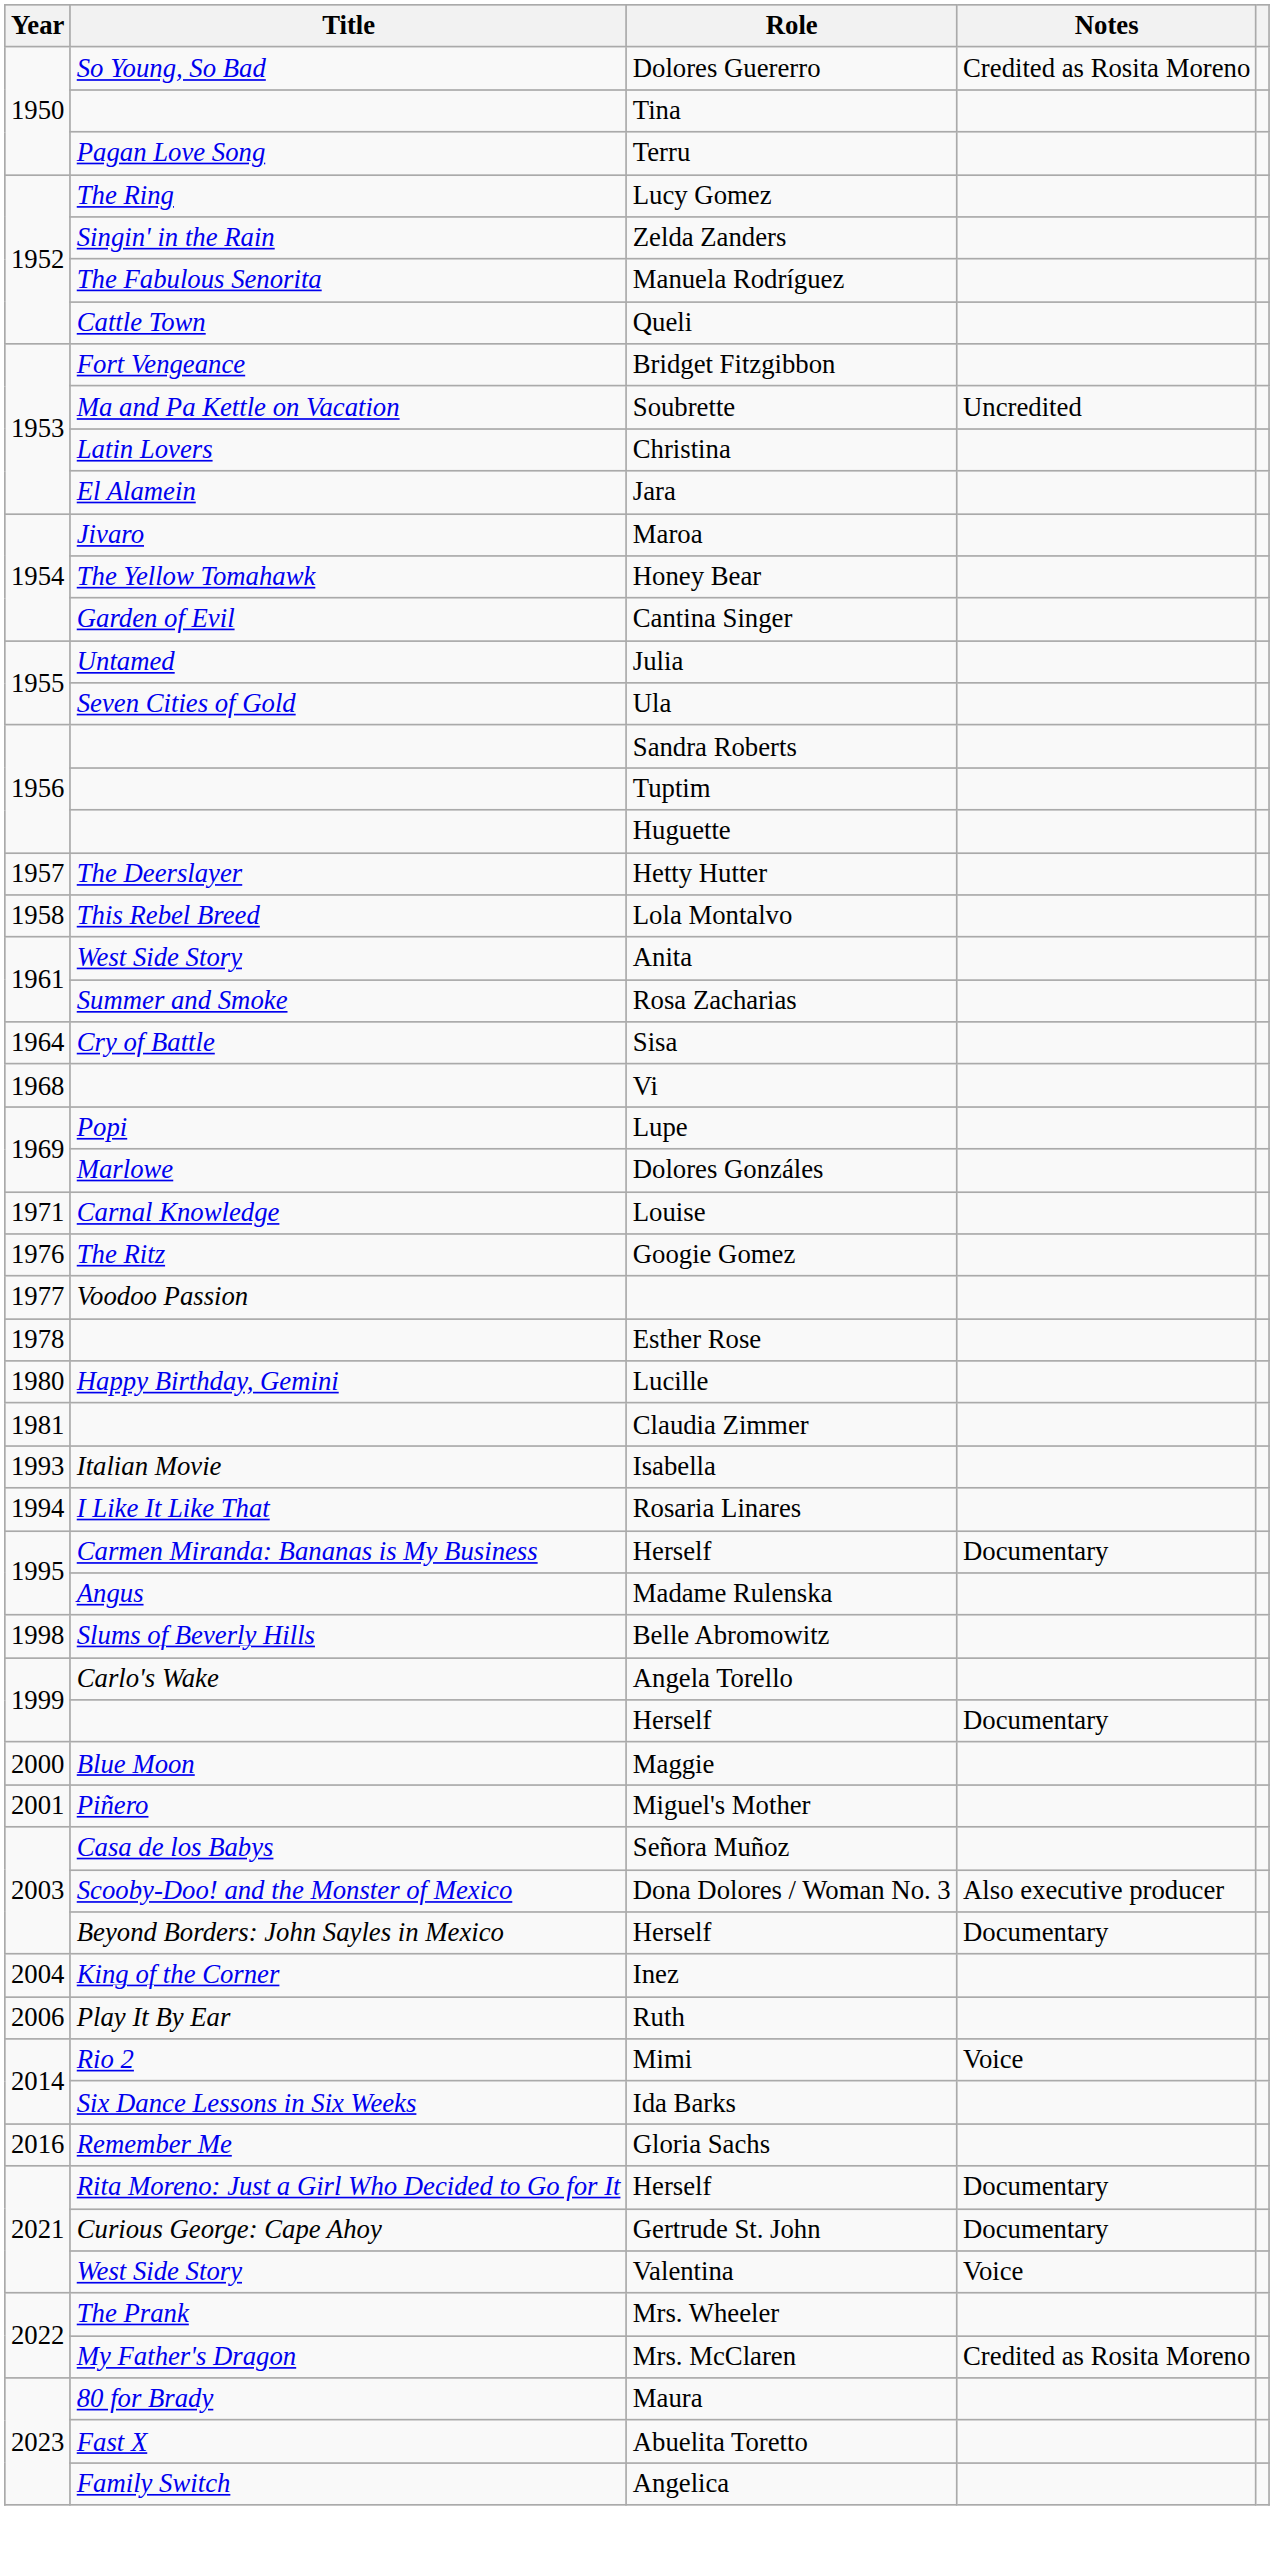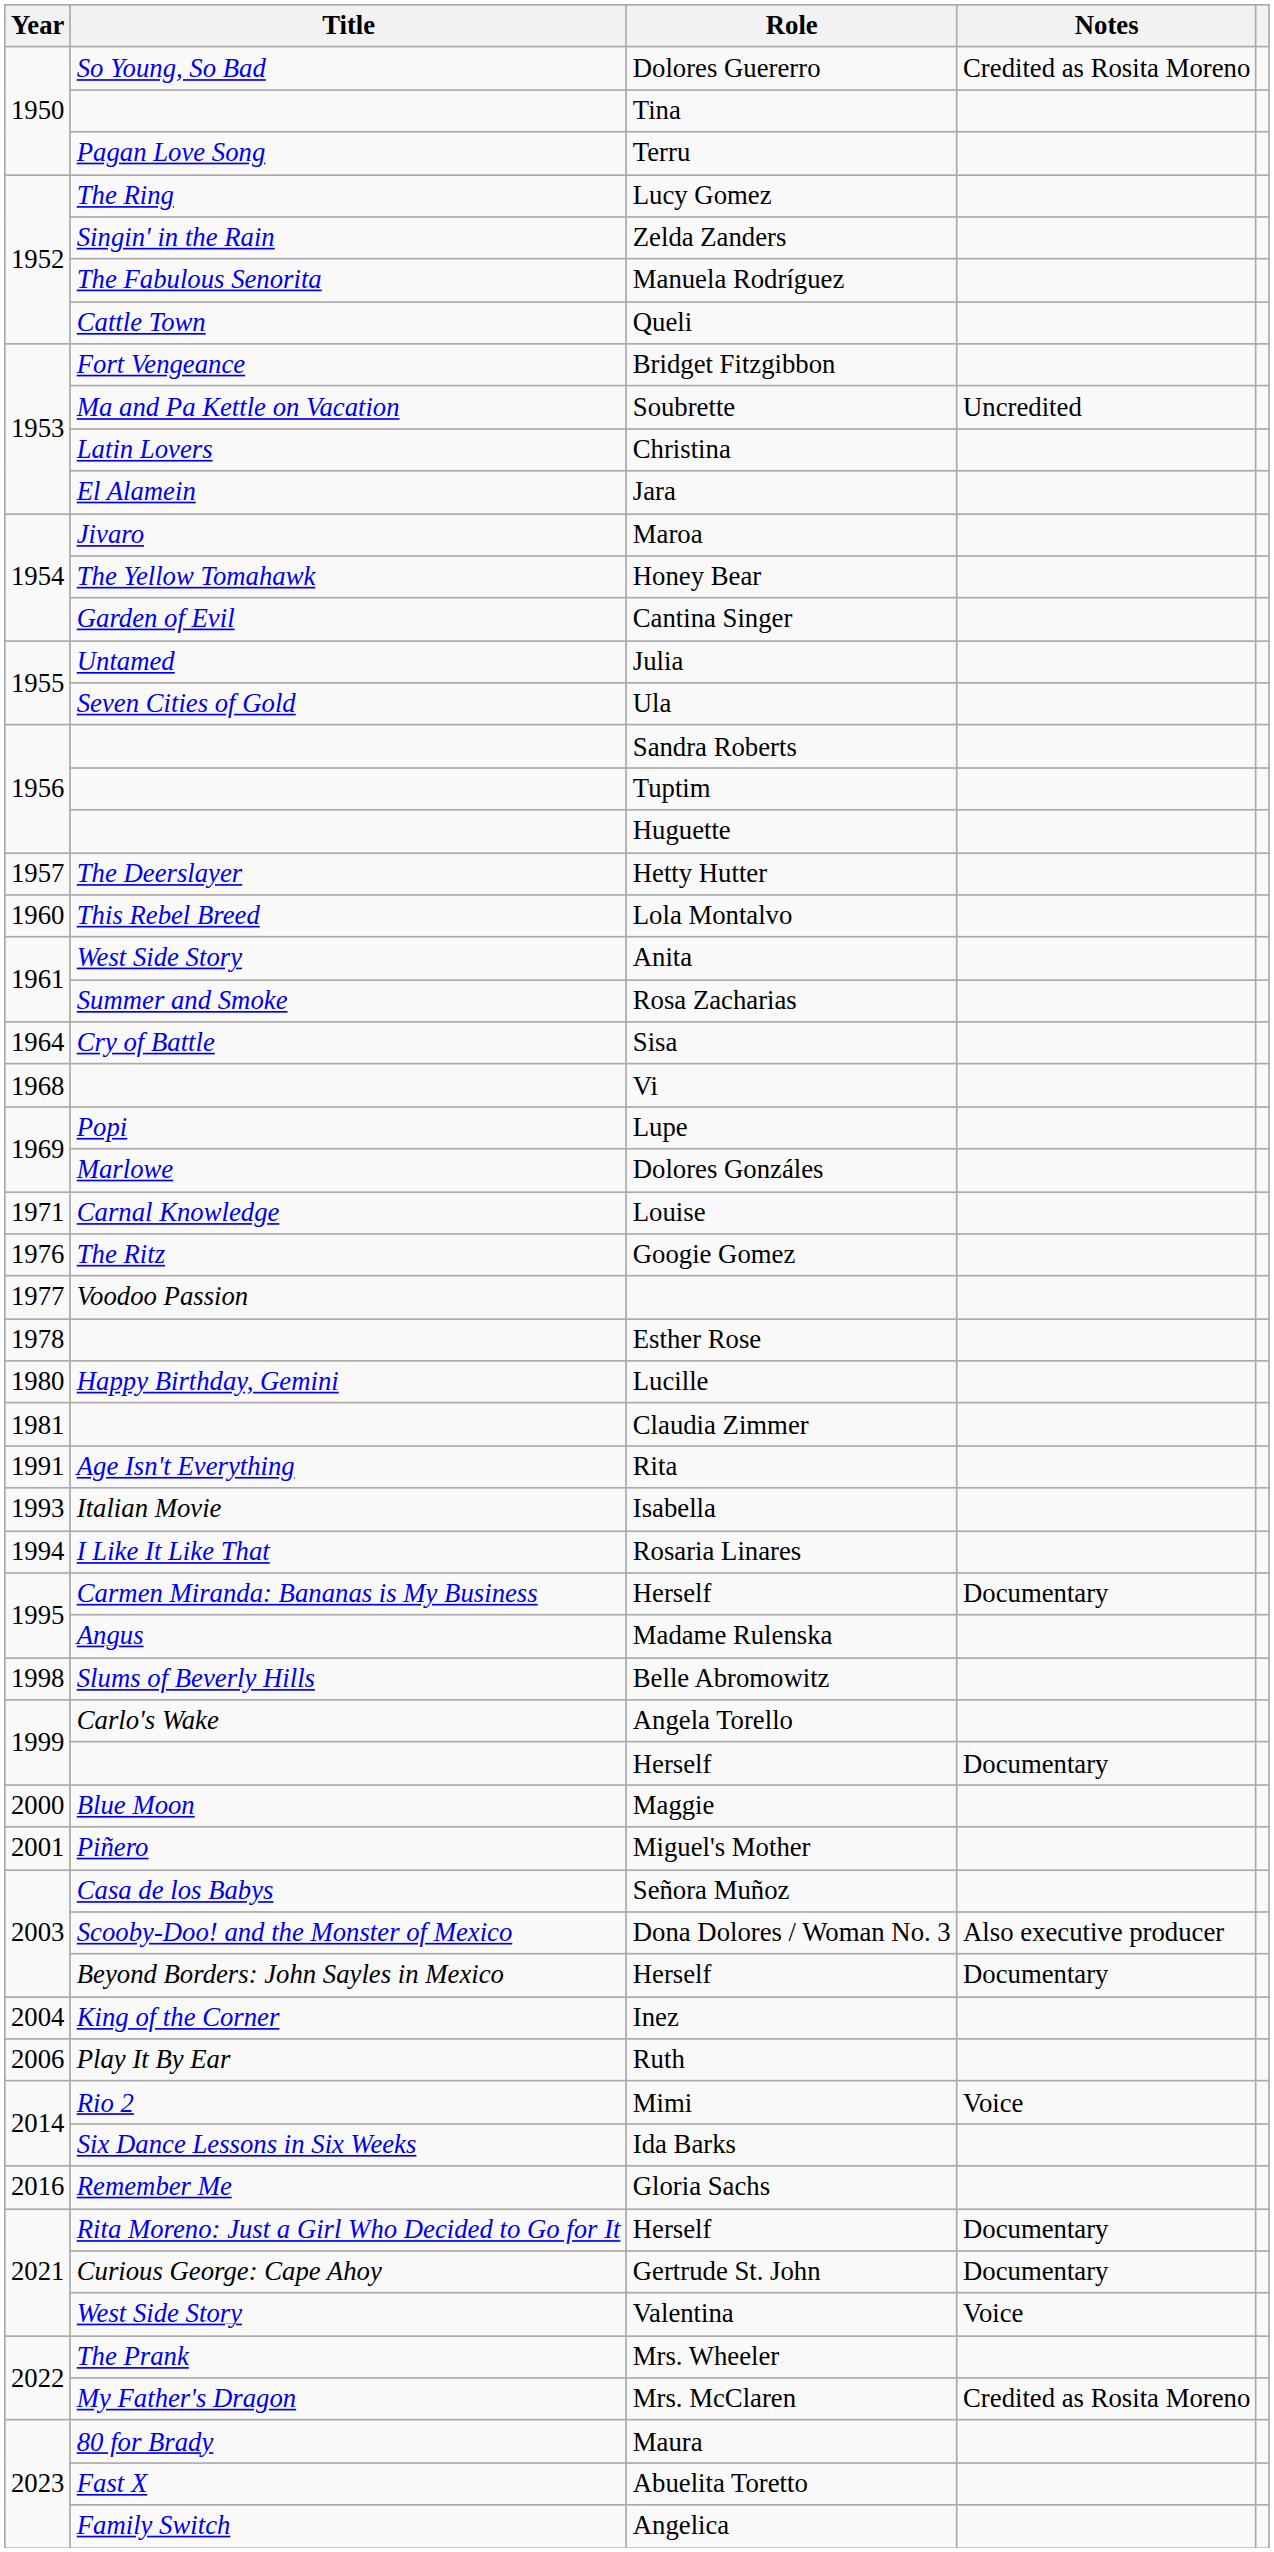(38, 915) 1958 -> (38, 915) 1960
+ row: (186, 1466)
